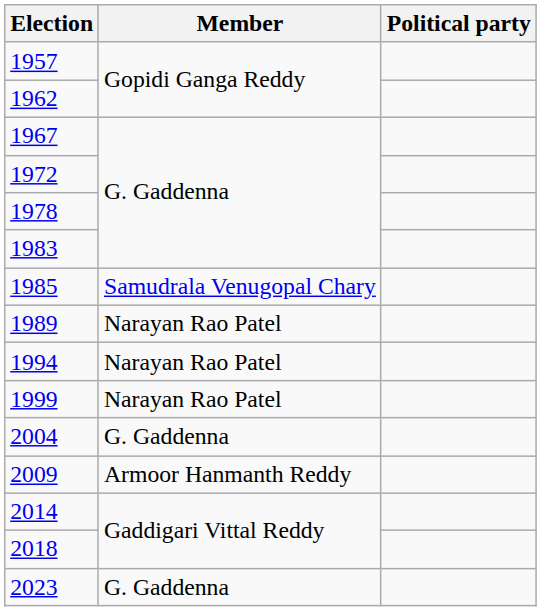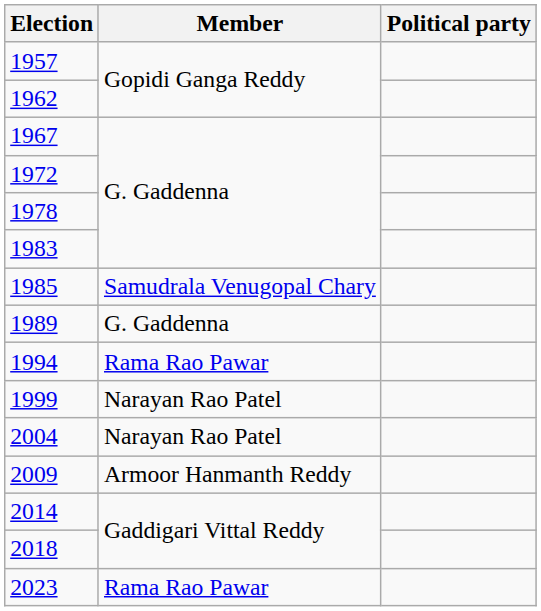(193, 323) Narayan Rao Patel -> (166, 323) G. Gaddenna
(193, 361) Narayan Rao Patel -> (186, 361) Rama Rao Pawar
(166, 436) G. Gaddenna -> (193, 436) Narayan Rao Patel
(166, 586) G. Gaddenna -> (186, 586) Rama Rao Pawar
